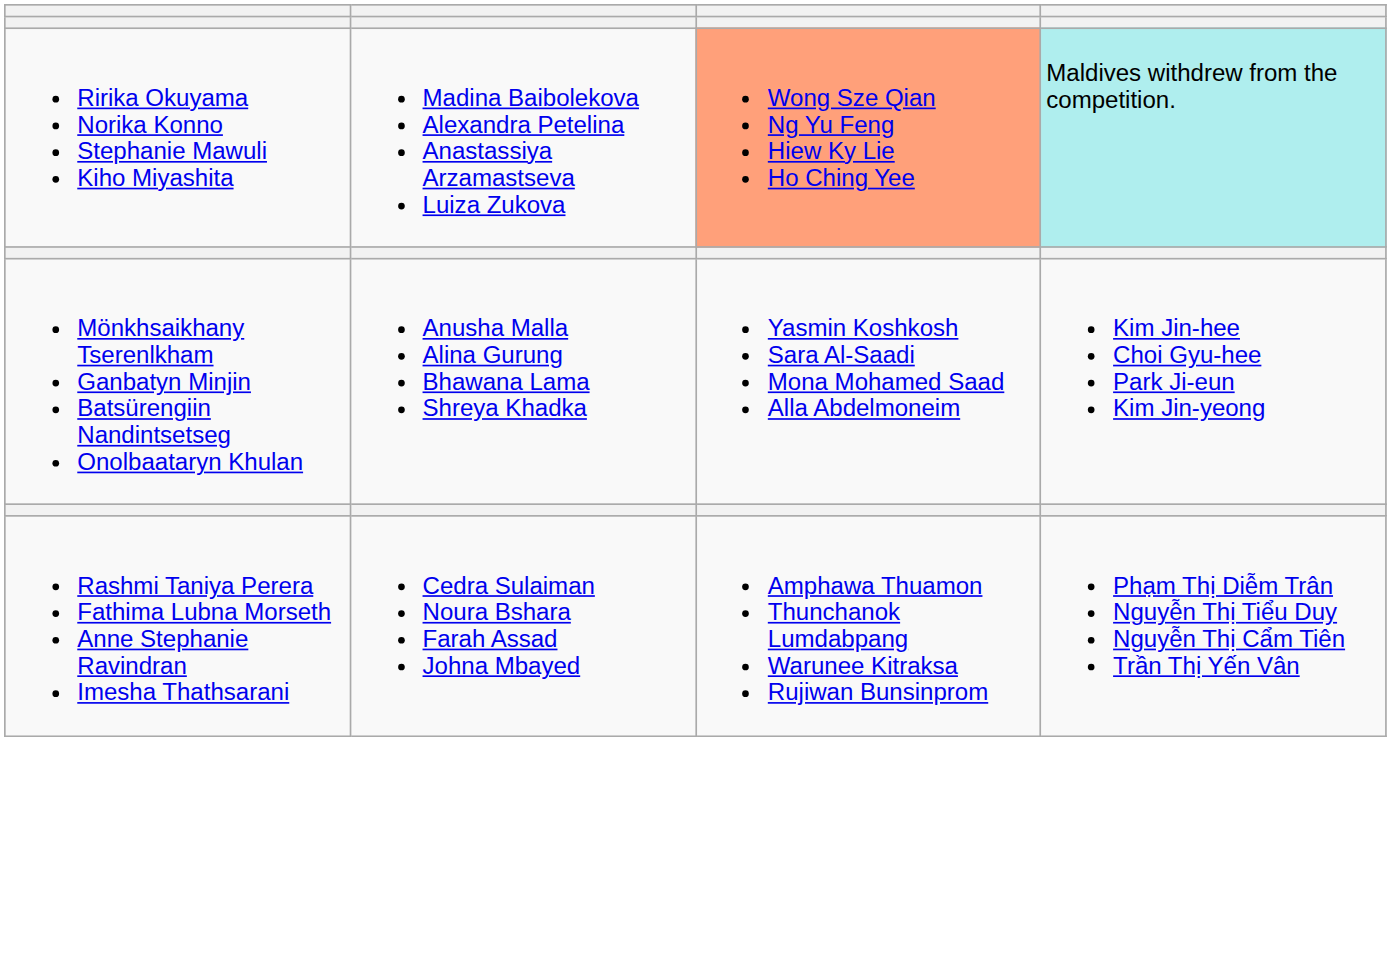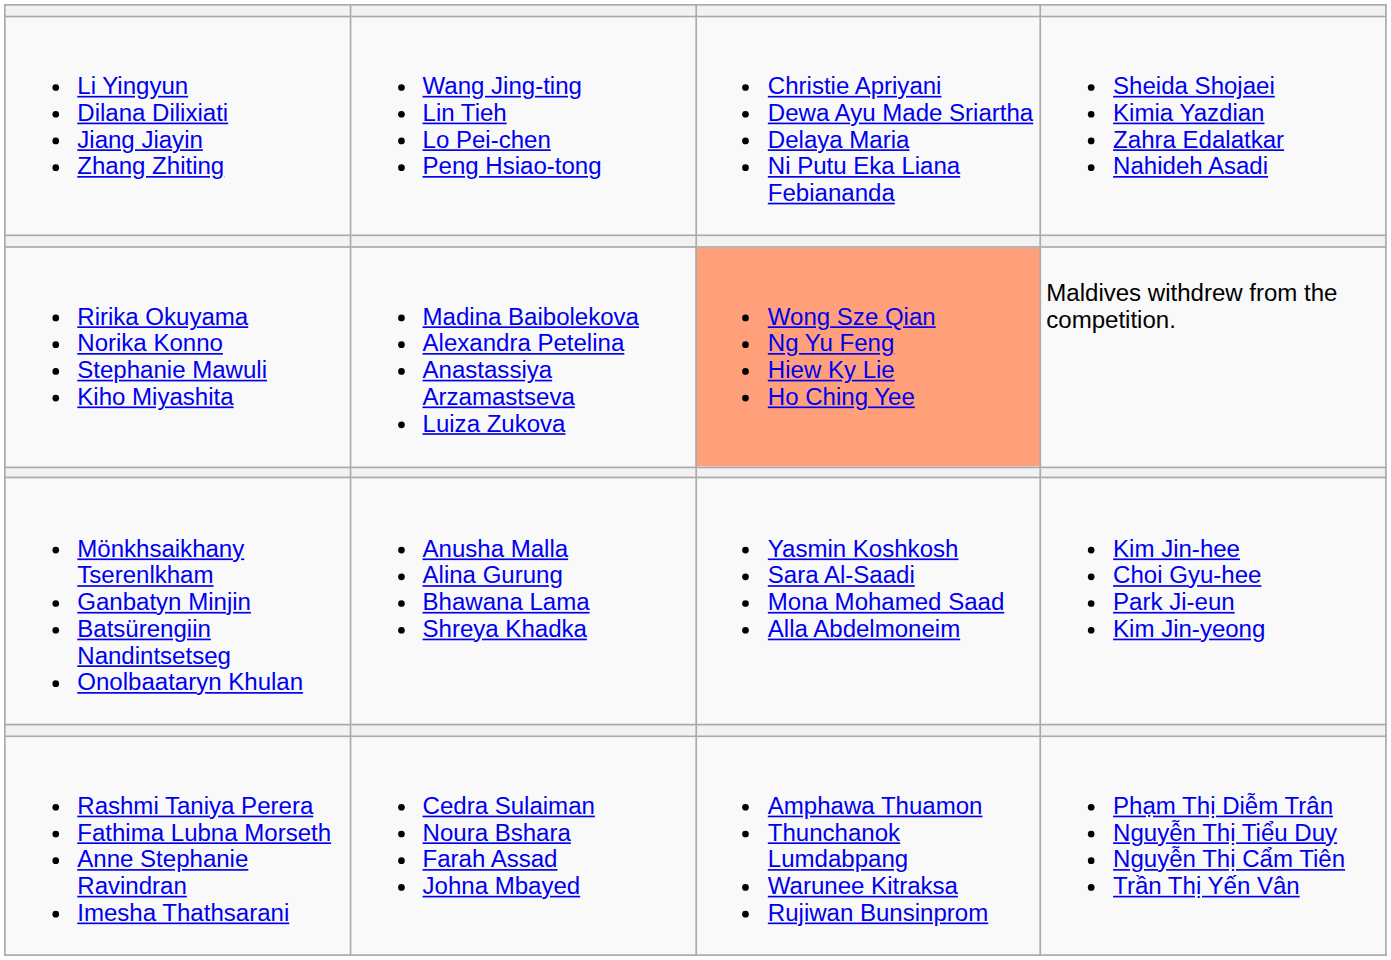+ row: (177, 126)
(1192, 87) paleturquoise background -> (1192, 307) no background
